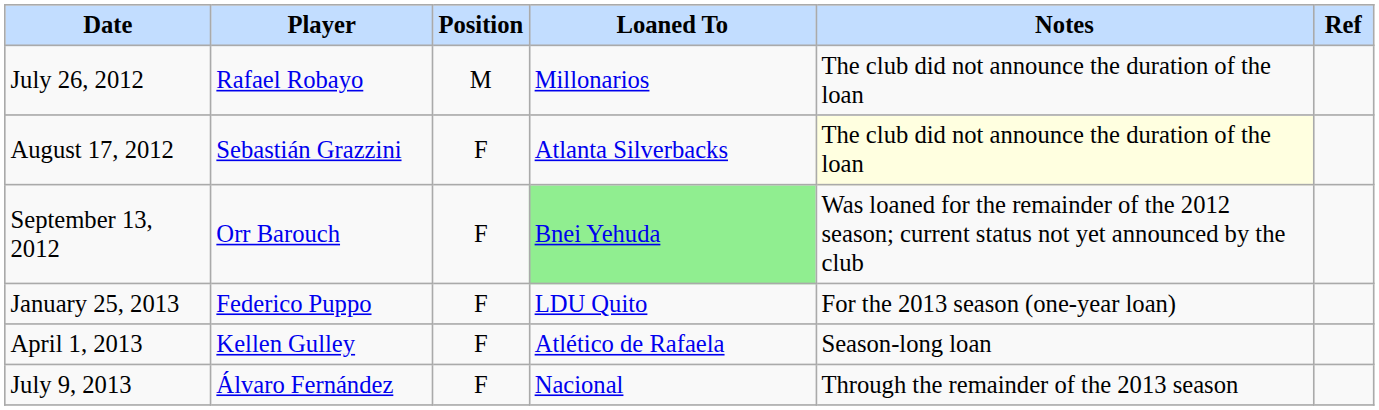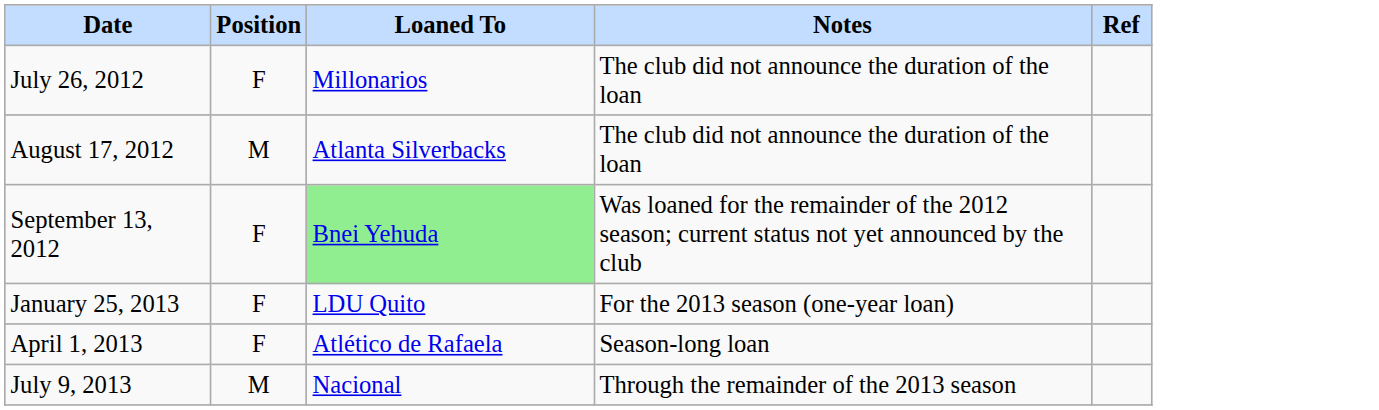- column: (322, 24)
(481, 80) M -> (259, 80) F
(481, 149) F -> (259, 149) M
(1046, 149) lightyellow background -> (824, 149) no background
(481, 385) F -> (259, 385) M
